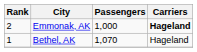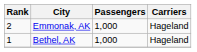(170, 26) bold -> (169, 26) normal
(106, 41) 1,070 -> (106, 41) 1,000
